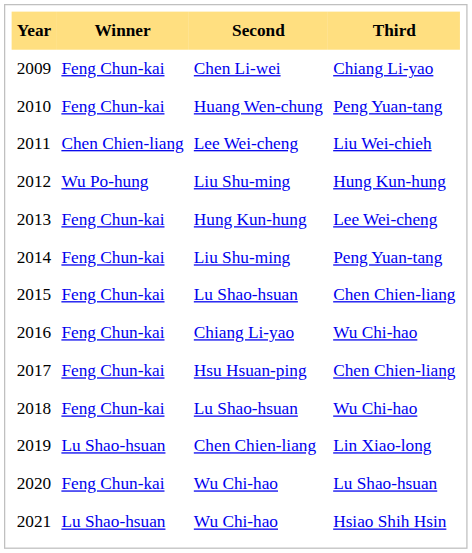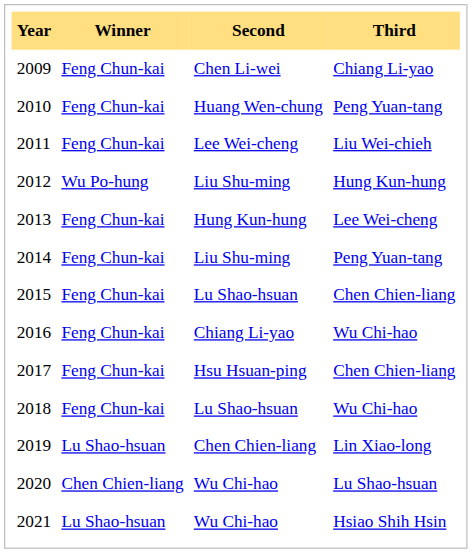(123, 143) Chen Chien-liang -> (113, 143) Feng Chun-kai
(113, 484) Feng Chun-kai -> (123, 484) Chen Chien-liang
